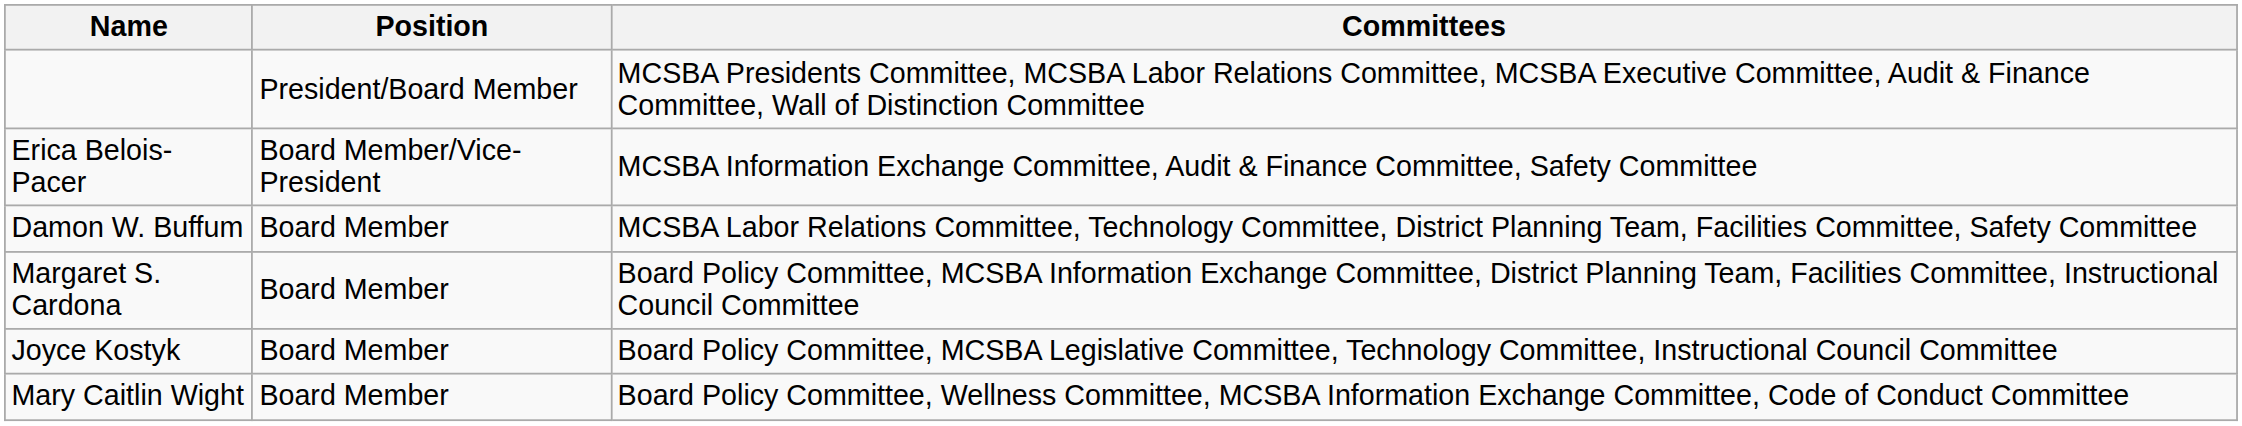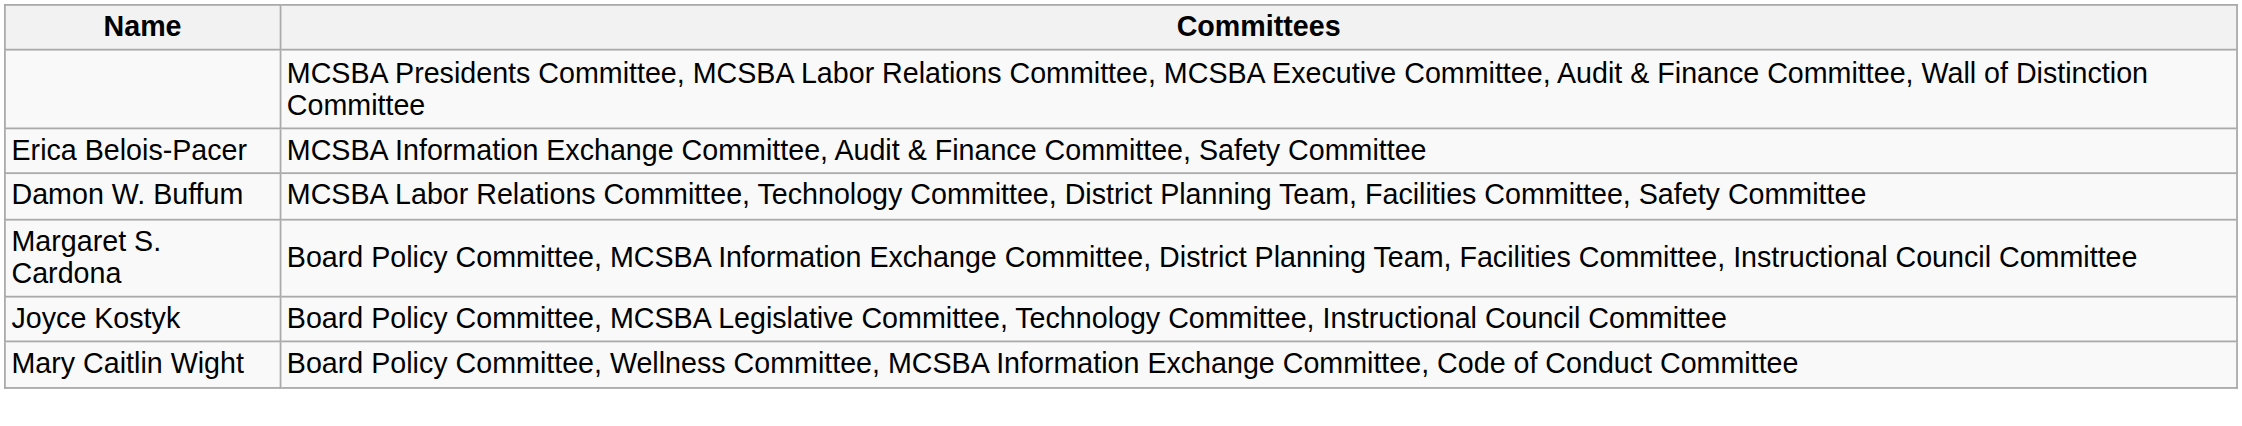- column: (432, 27)
